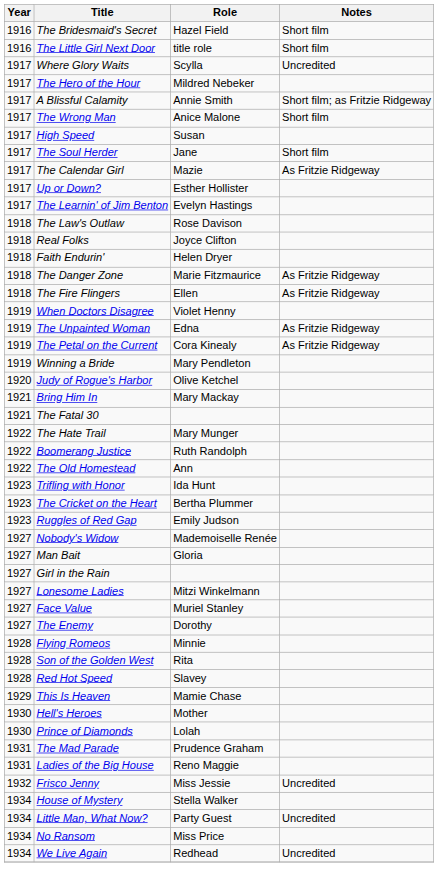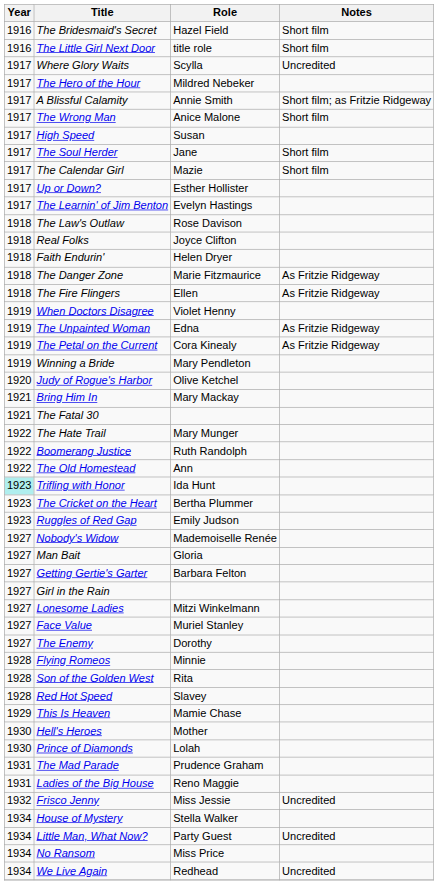(331, 170) As Fritzie Ridgeway -> (305, 170) Short film
(19, 485) no background -> (19, 485) paleturquoise background
+ row: (92, 573)
